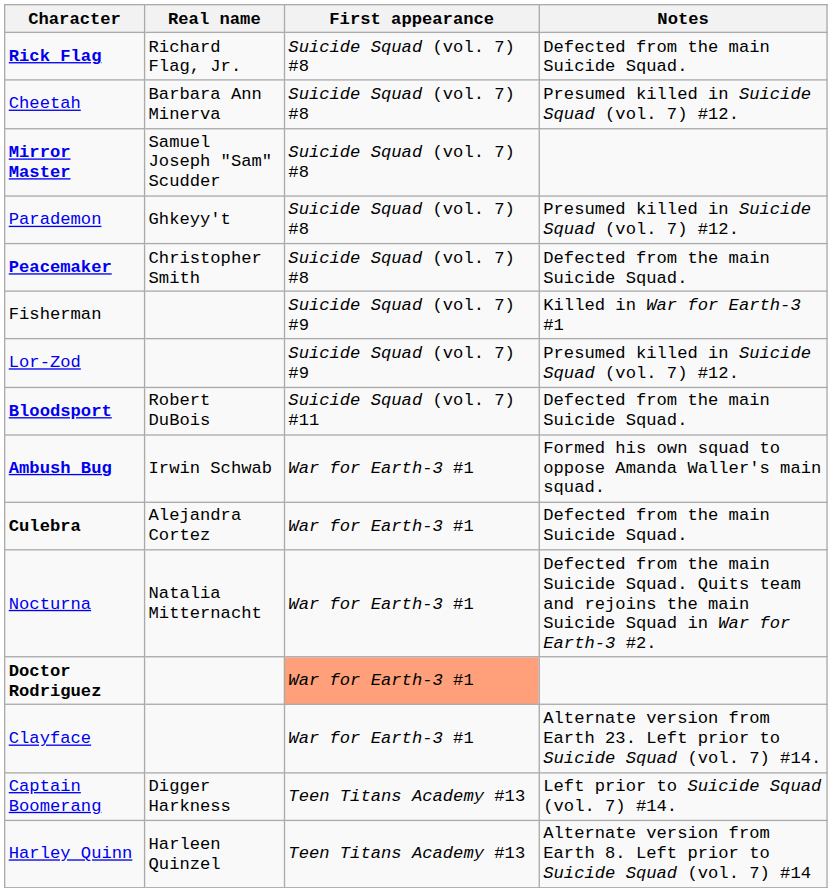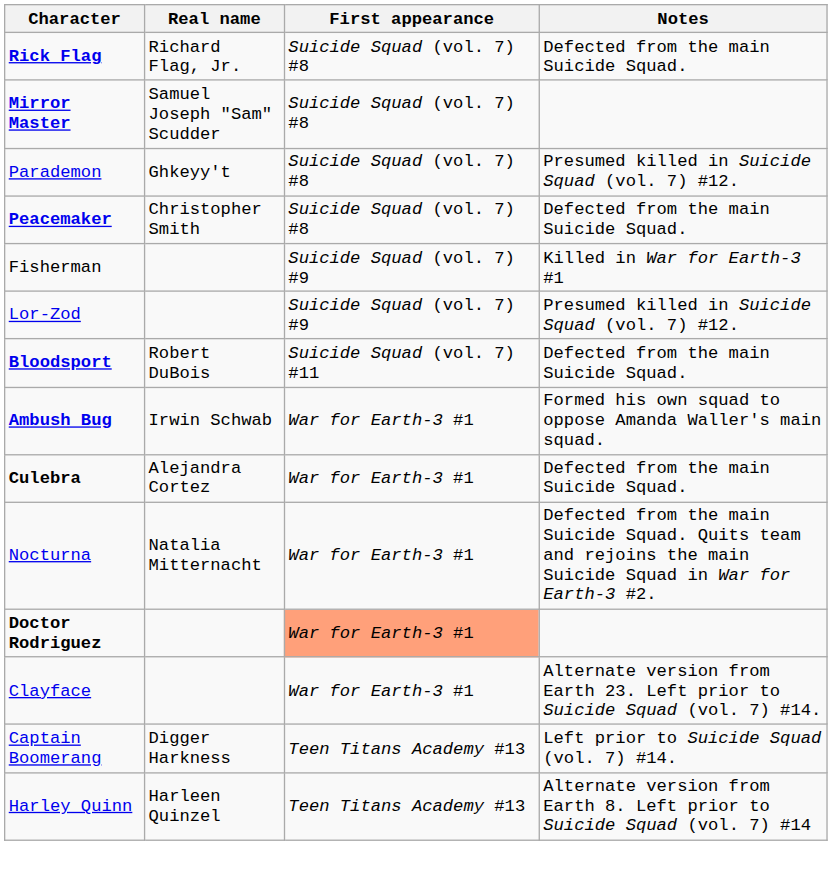- row: (45, 104)
